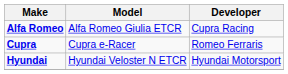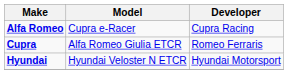(125, 28) Alfa Romeo Giulia ETCR -> (102, 28) Cupra e-Racer
(102, 45) Cupra e-Racer -> (125, 45) Alfa Romeo Giulia ETCR
